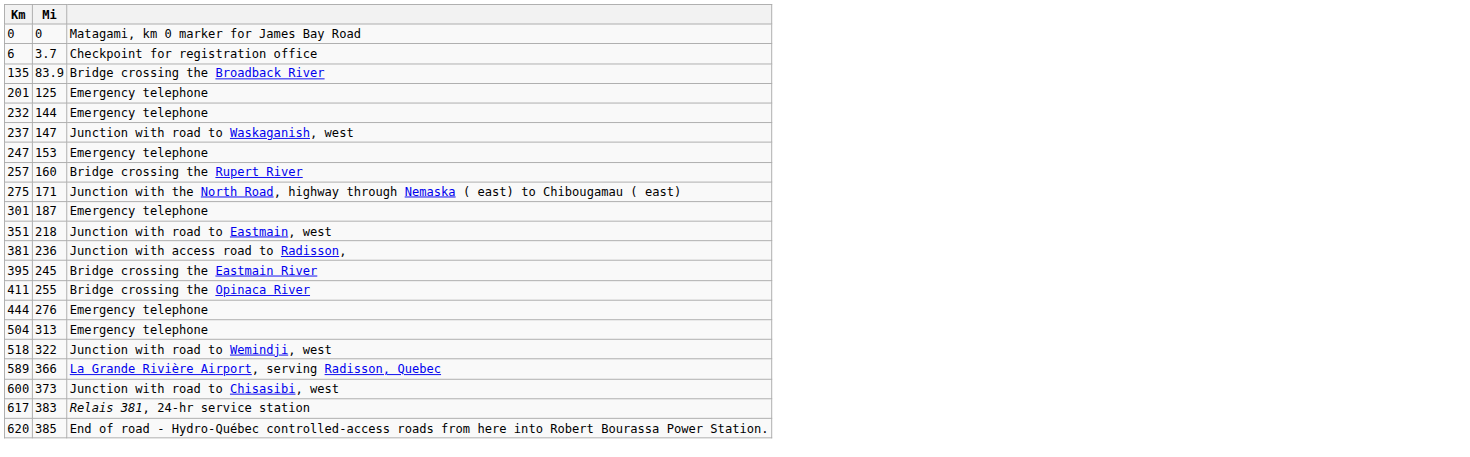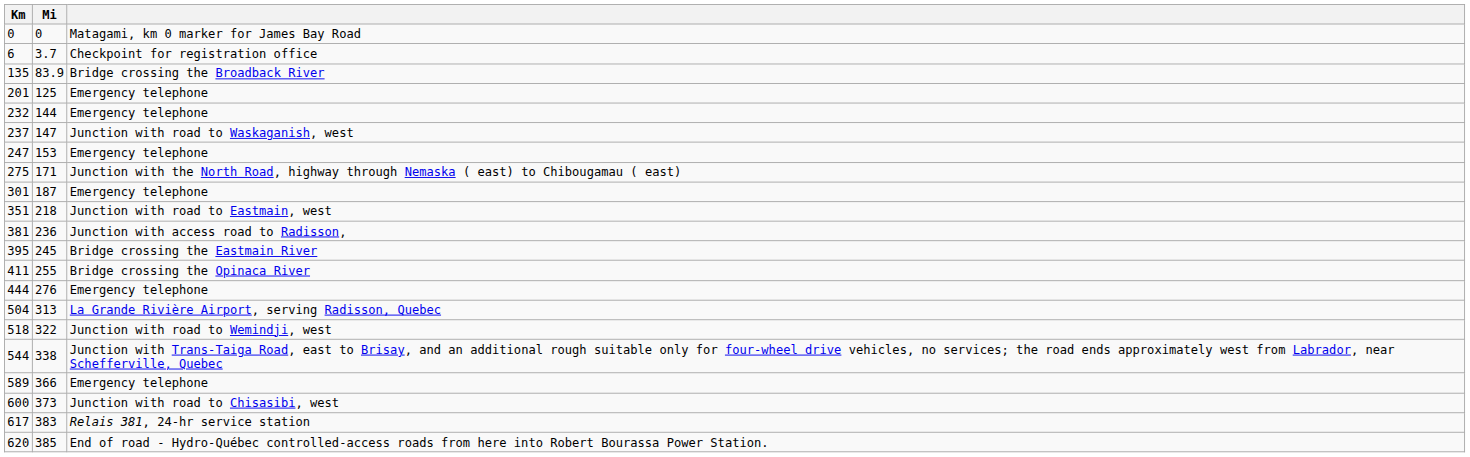- row: (18, 172)
(139, 330) Emergency telephone -> (255, 310) La Grande Rivière Airport, serving Radisson, Quebec
+ row: (18, 356)
(255, 369) La Grande Rivière Airport, serving Radisson, Quebec -> (139, 383) Emergency telephone
